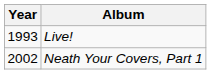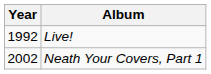(23, 36) 1993 -> (23, 36) 1992
